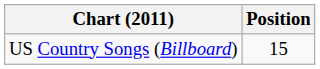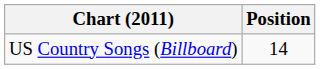(278, 49) 15 -> (278, 49) 14
